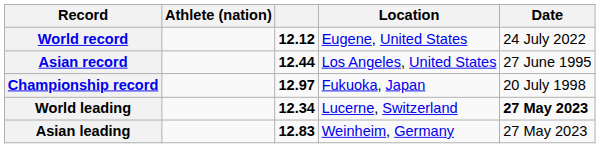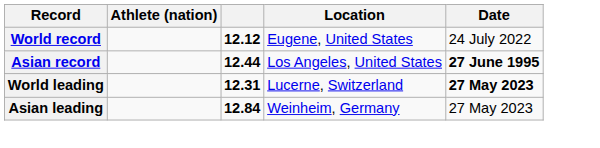(547, 62) normal -> (494, 62) bold
- row: (83, 85)
(297, 108) 12.34 -> (242, 85) 12.31
(297, 131) 12.83 -> (242, 108) 12.84
